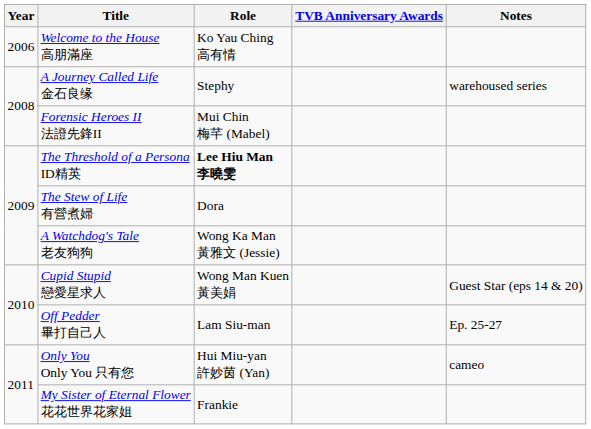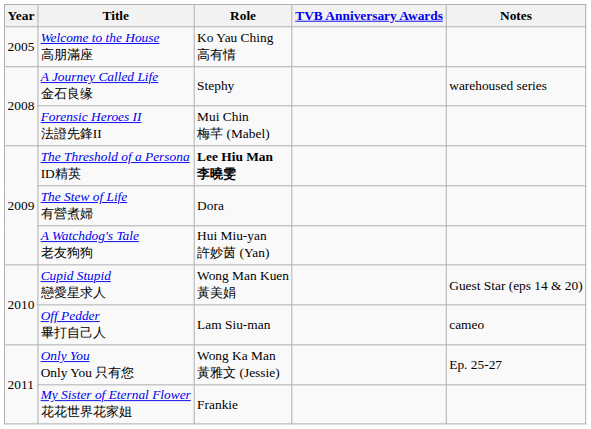(21, 46) 2006 -> (21, 46) 2005
(238, 245) Wong Ka Man 黃雅文 (Jessie) -> (233, 245) Hui Miu-yan 許妙茵 (Yan)
(476, 325) Ep. 25-27 -> (467, 325) cameo
(233, 364) Hui Miu-yan 許妙茵 (Yan) -> (238, 364) Wong Ka Man 黃雅文 (Jessie)
(467, 364) cameo -> (476, 364) Ep. 25-27
